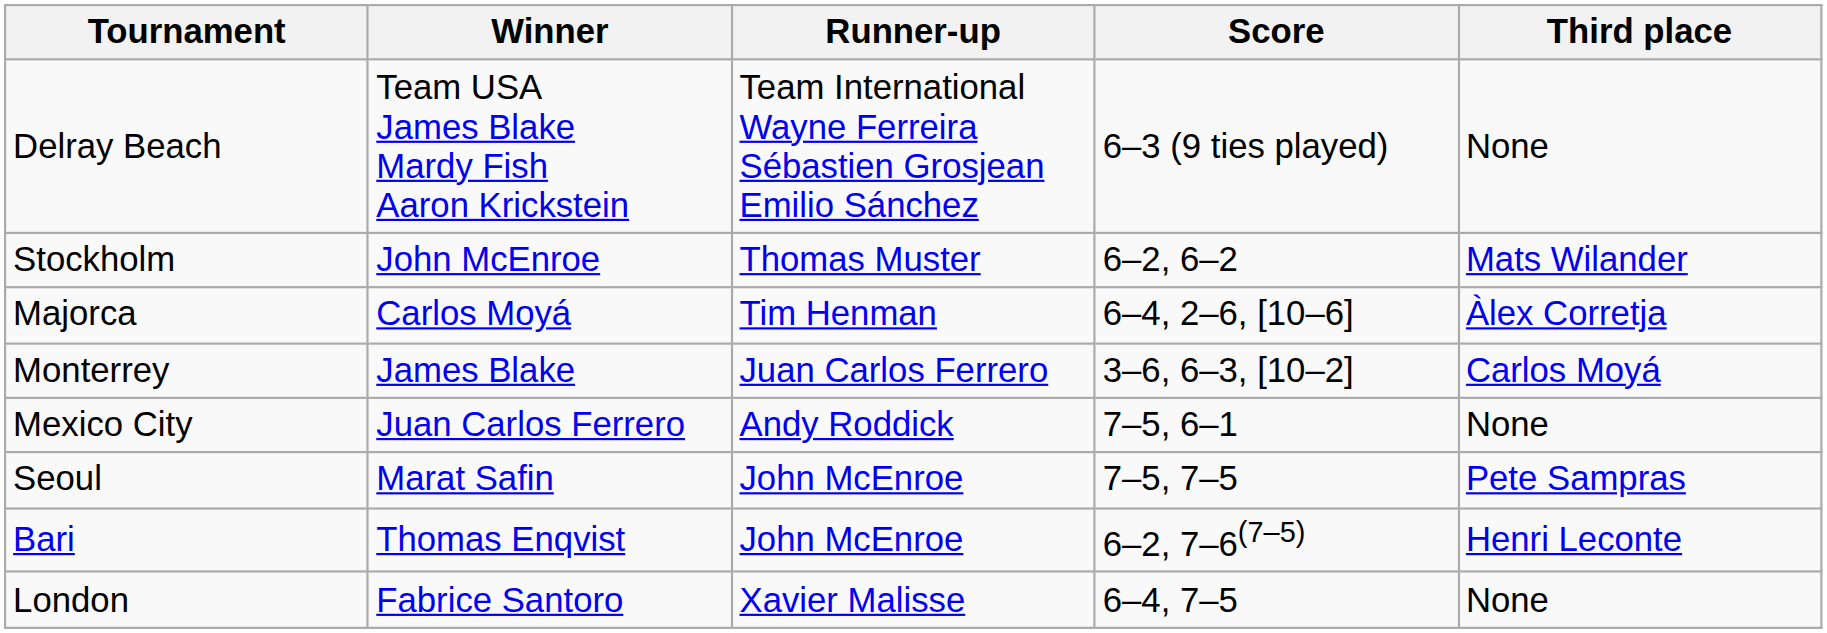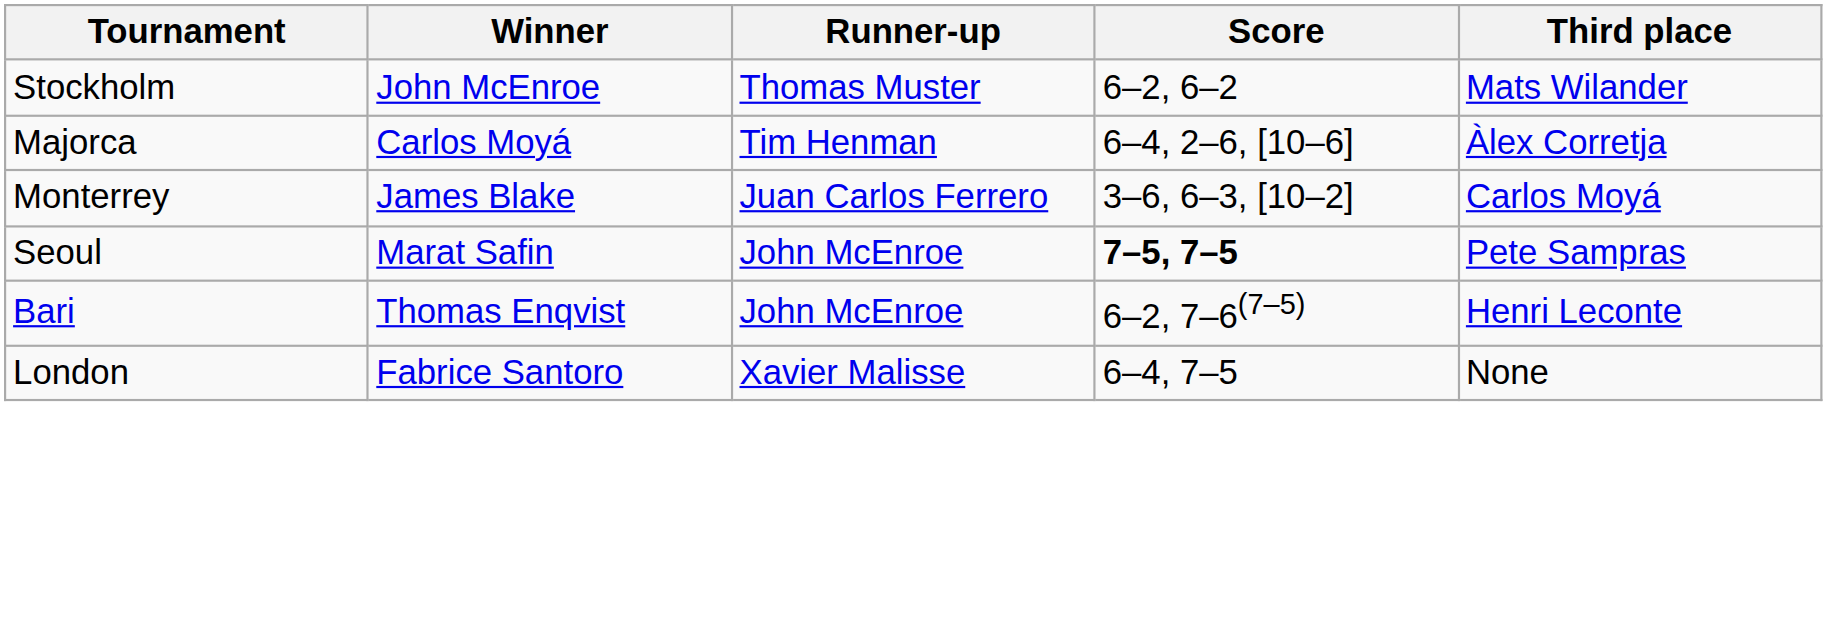- row: (117, 145)
- row: (103, 424)
(1170, 479) normal -> (1170, 252) bold
